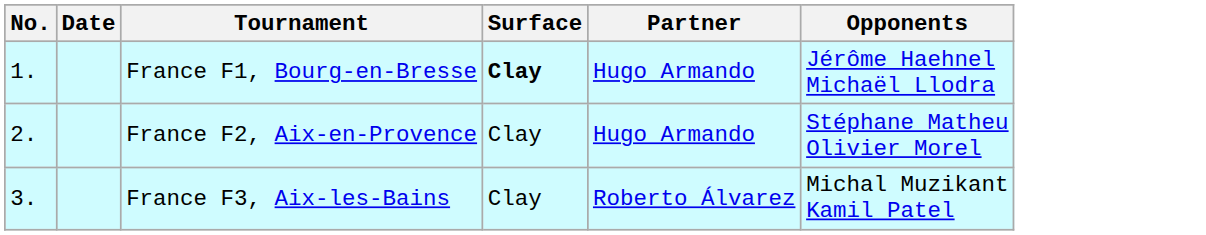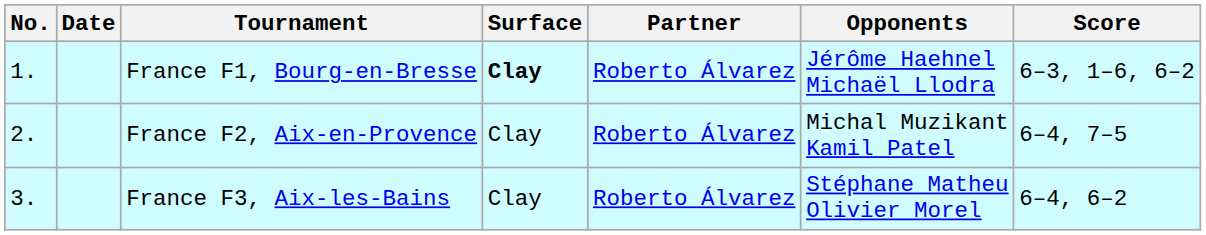+ column: (1107, 23)
(674, 73) Hugo Armando -> (694, 73) Roberto Álvarez
(674, 135) Hugo Armando -> (694, 135) Roberto Álvarez
(907, 135) Stéphane Matheu Olivier Morel -> (907, 135) Michal Muzikant Kamil Patel
(907, 198) Michal Muzikant Kamil Patel -> (907, 198) Stéphane Matheu Olivier Morel
